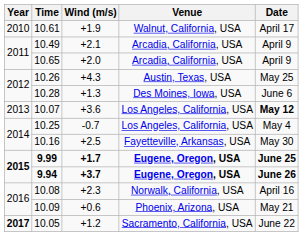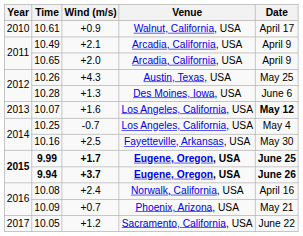(91, 28) +1.9 -> (91, 28) +0.9
(91, 110) +3.6 -> (91, 110) +1.6
(91, 191) +2.3 -> (91, 191) +2.4
(91, 207) +0.6 -> (91, 207) +0.7
(18, 223) bold -> (18, 223) normal
